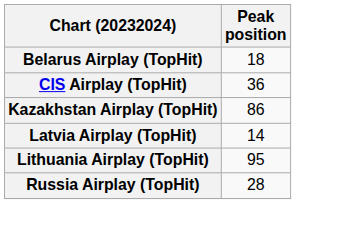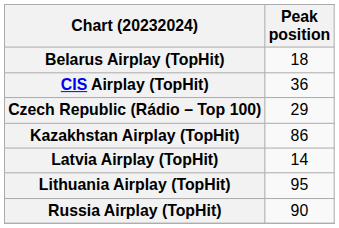+ row: (135, 110)
(256, 185) 28 -> (299, 210) 90
